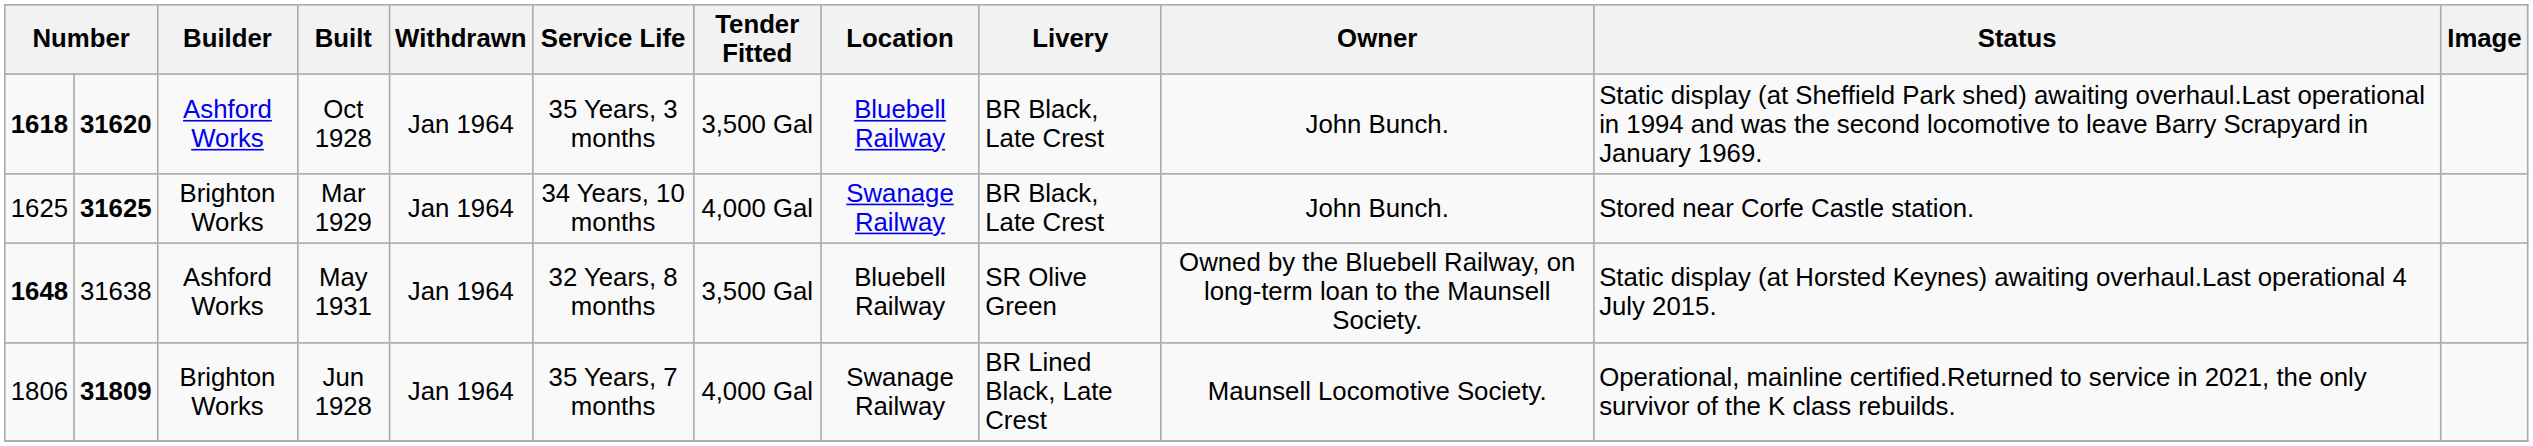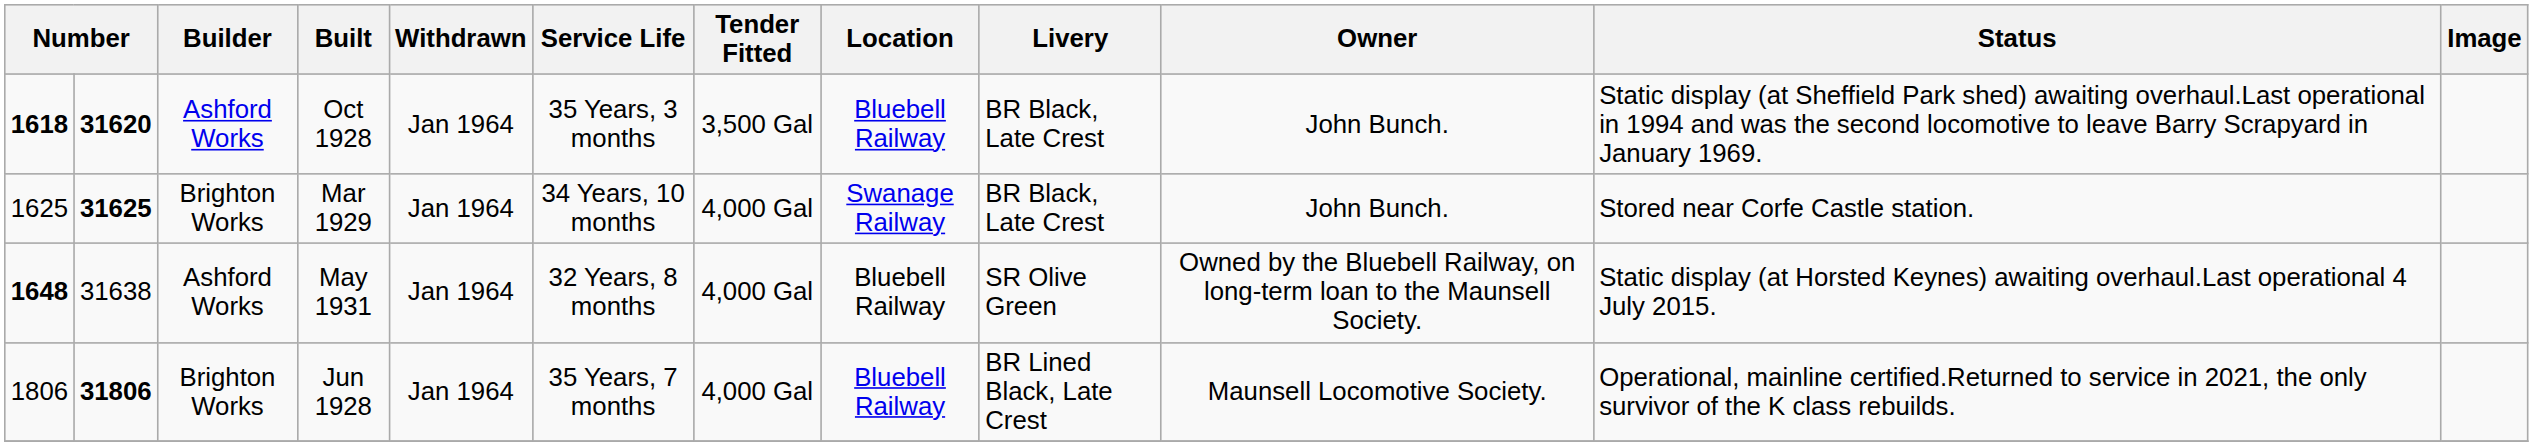(757, 292) 3,500 Gal -> (757, 292) 4,000 Gal
(116, 391) 31809 -> (116, 391) 31806
(900, 391) Swanage Railway -> (900, 391) Bluebell Railway
